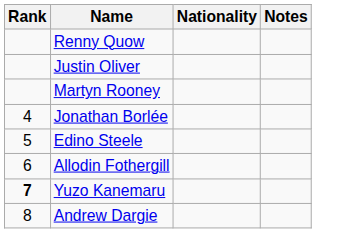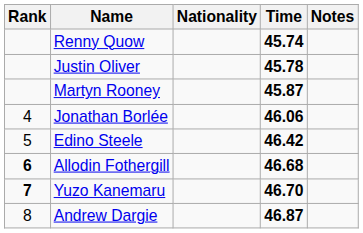+ column: (284, 16)
(27, 166) normal -> (27, 166) bold
